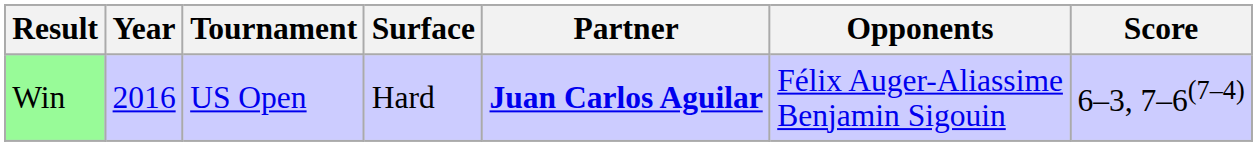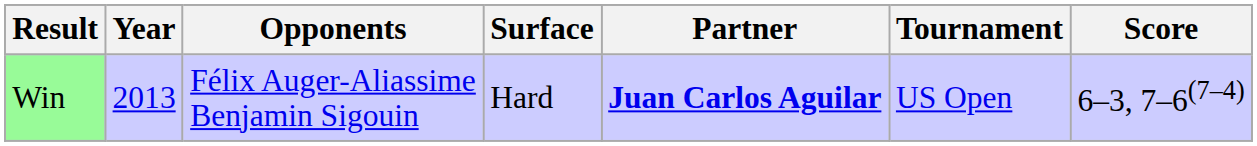columns swapped: (274, 29) <-> (920, 29)
(144, 97) 2016 -> (144, 97) 2013
